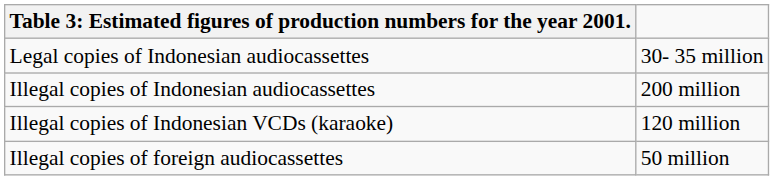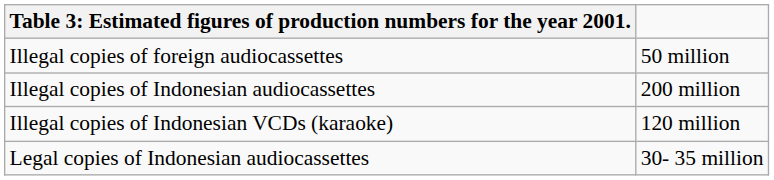rows swapped: (189, 55) <-> (176, 157)
